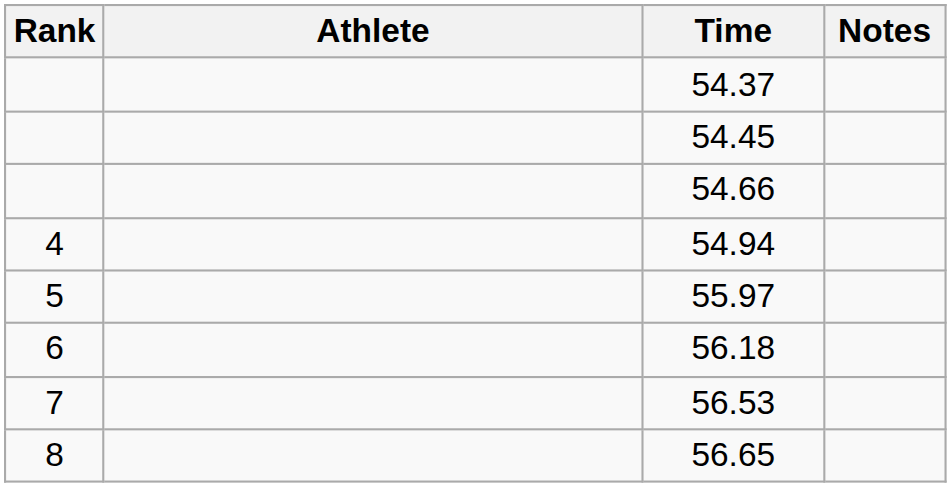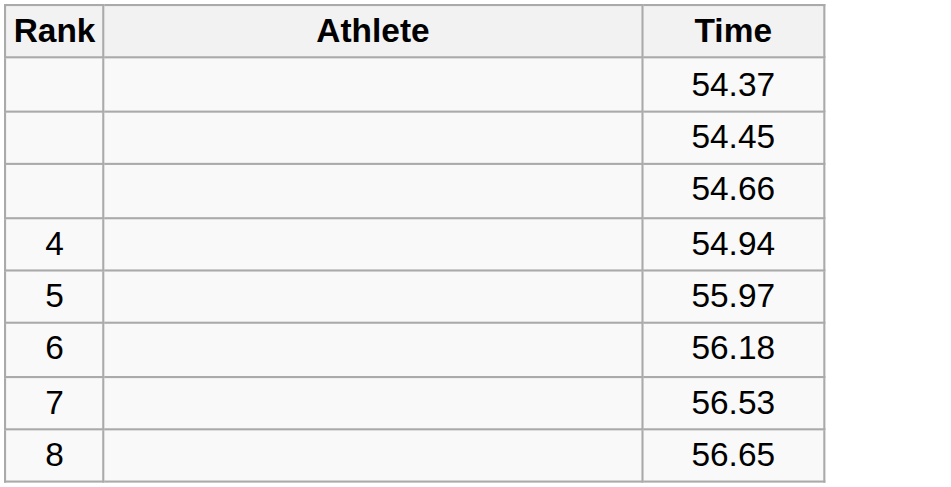- column: (885, 31)
